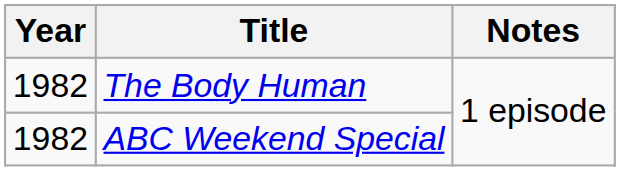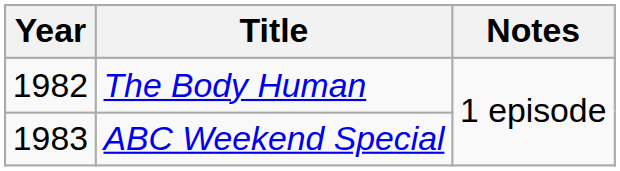(50, 138) 1982 -> (50, 138) 1983
